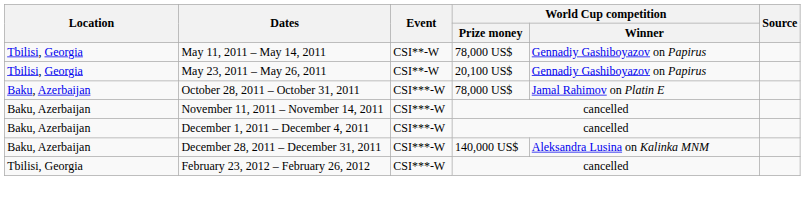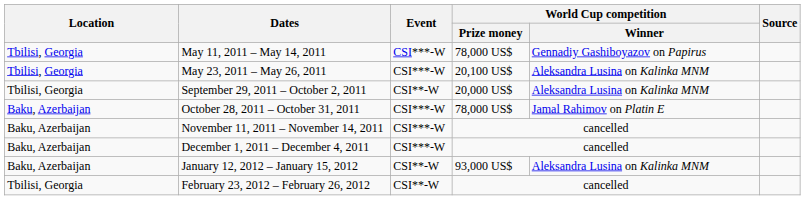(416, 52) CSI**-W -> (419, 52) CSI***-W
(416, 71) CSI**-W -> (419, 71) CSI***-W
(619, 71) Gennadiy Gashiboyazov on Papirus -> (620, 71) Aleksandra Lusina on Kalinka MNM
+ row: (274, 90)
- row: (281, 147)
+ row: (270, 166)
(419, 166) CSI***-W -> (416, 185) CSI**-W
